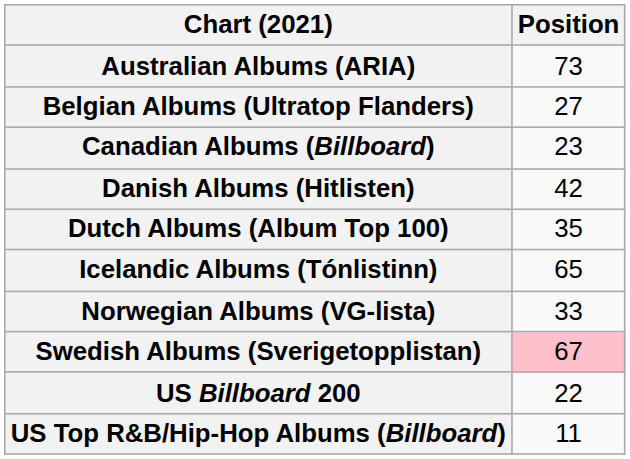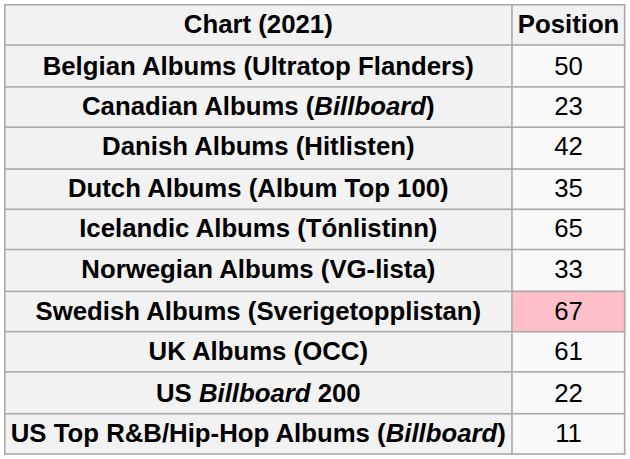- row: (258, 65)
(569, 106) 27 -> (569, 65) 50
+ row: (258, 351)
